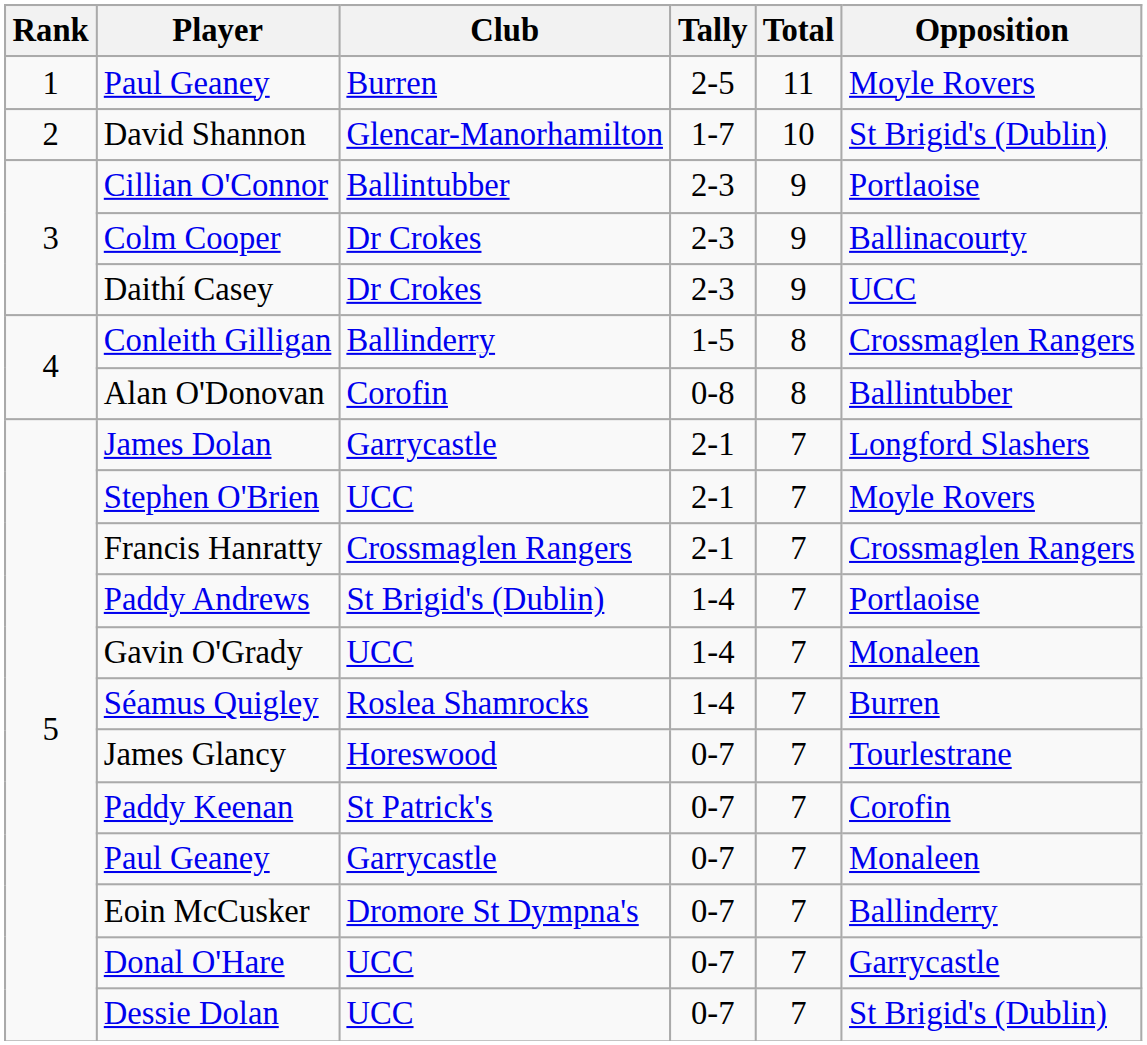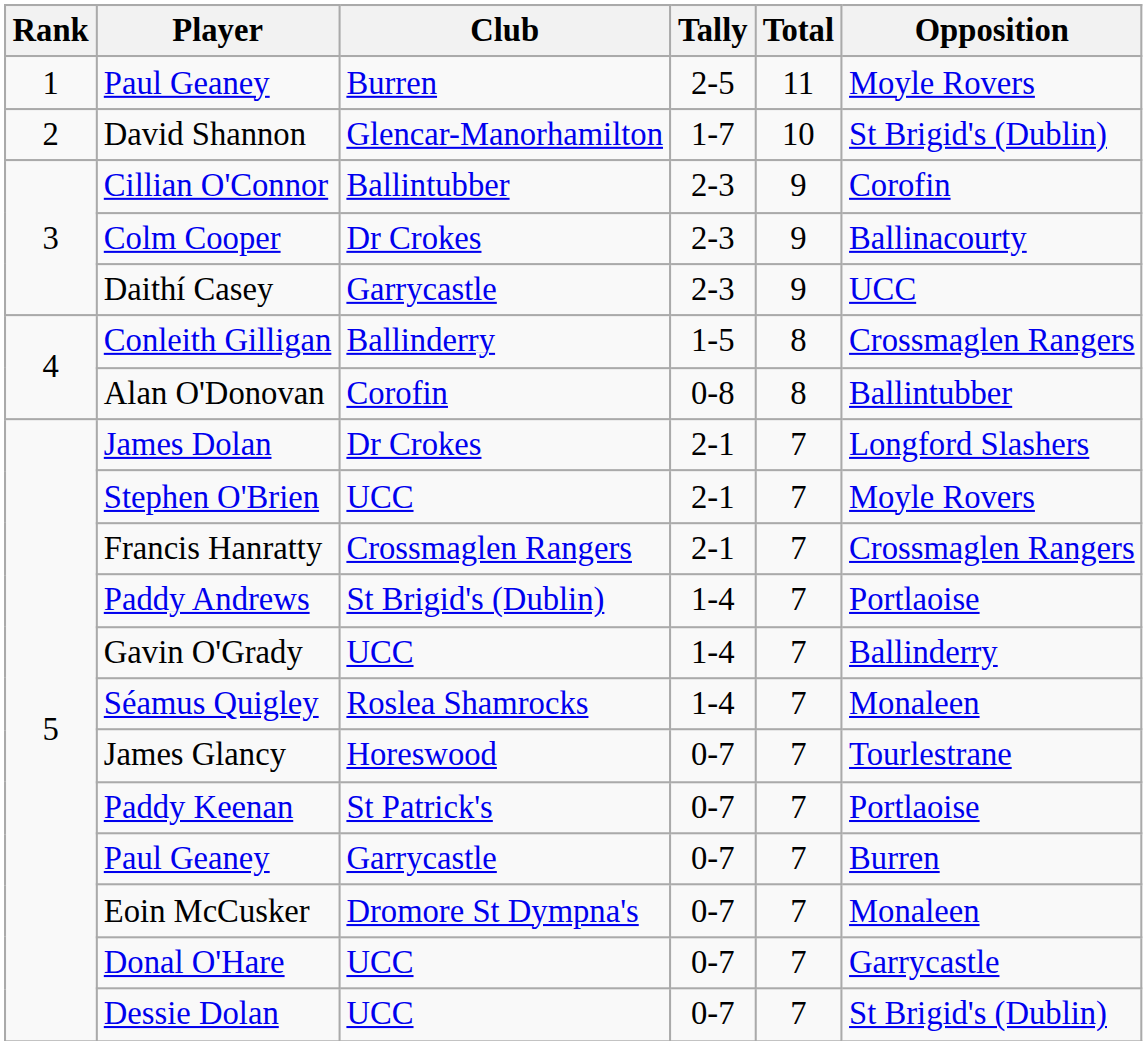(914, 185) Portlaoise -> (900, 185) Corofin
(414, 289) Dr Crokes -> (422, 289) Garrycastle
(422, 444) Garrycastle -> (414, 444) Dr Crokes
(914, 651) Monaleen -> (923, 651) Ballinderry
(894, 703) Burren -> (914, 703) Monaleen
(900, 806) Corofin -> (914, 806) Portlaoise
(914, 858) Monaleen -> (894, 858) Burren
(923, 910) Ballinderry -> (914, 910) Monaleen
